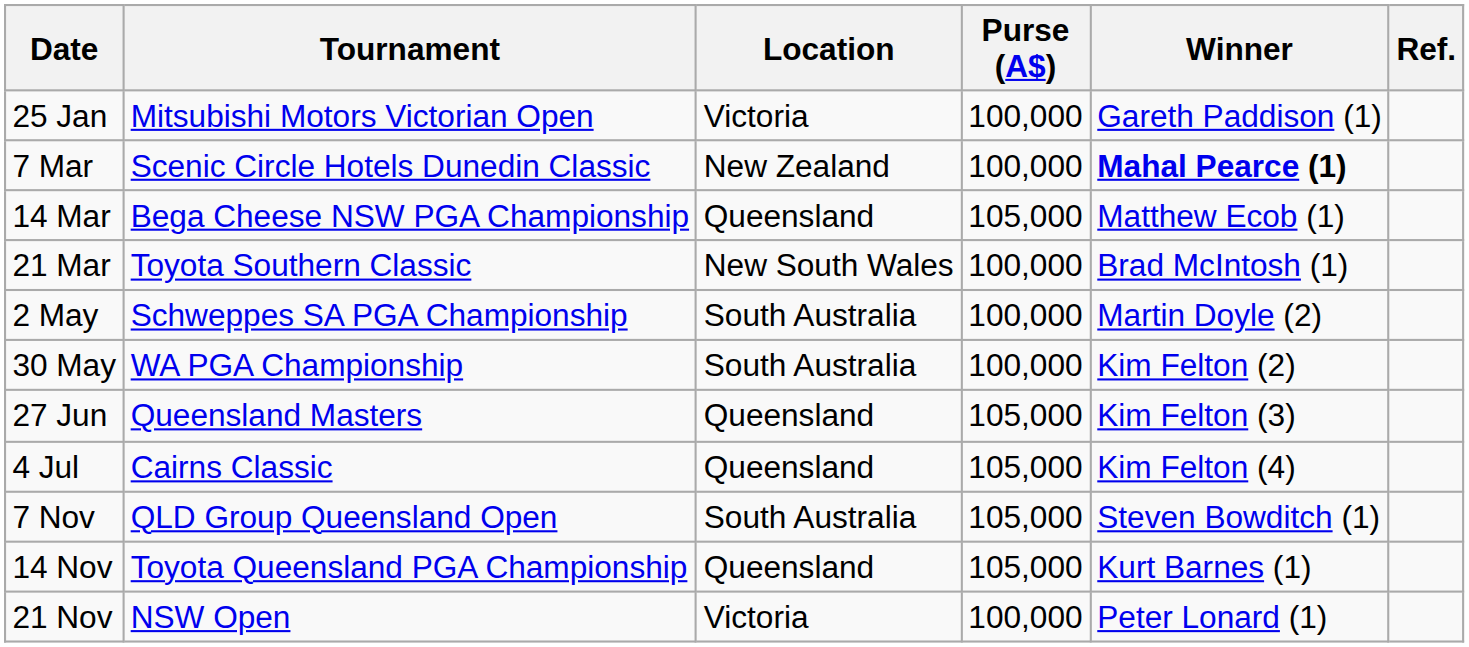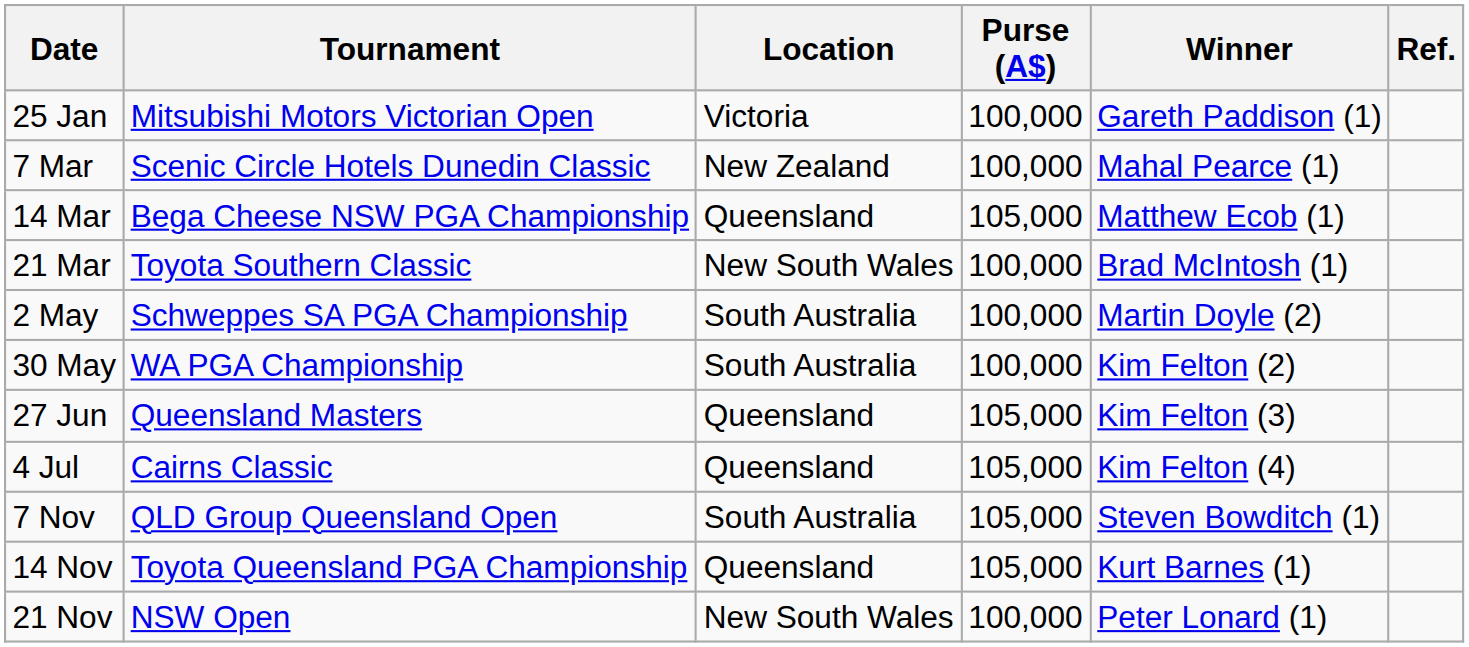(1222, 166) bold -> (1218, 166) normal
(756, 616) Victoria -> (829, 616) New South Wales
